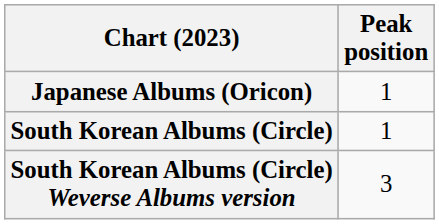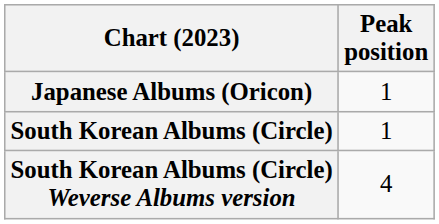(386, 184) 3 -> (386, 184) 4
